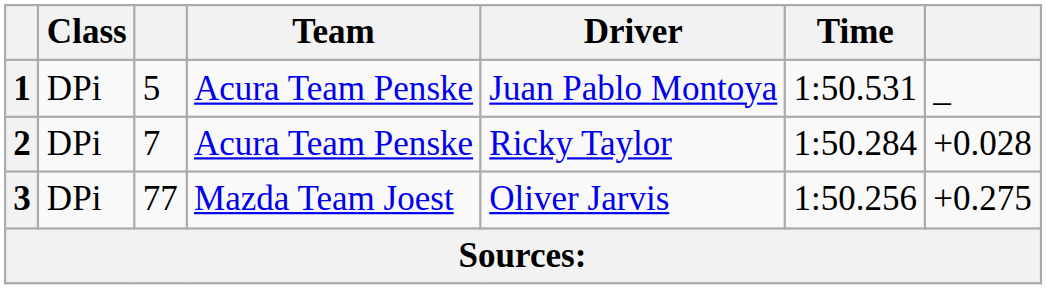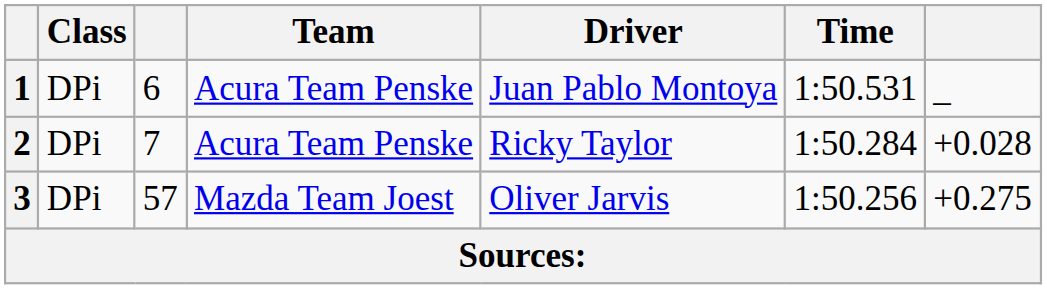(152, 87) 5 -> (152, 87) 6
(160, 198) 77 -> (160, 198) 57
